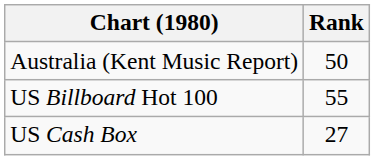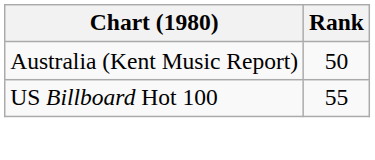- row: (74, 135)
